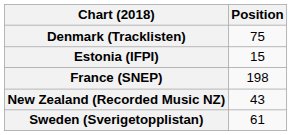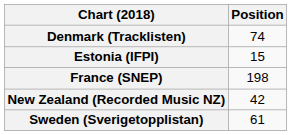(257, 36) 75 -> (257, 36) 74
(257, 99) 43 -> (257, 99) 42
